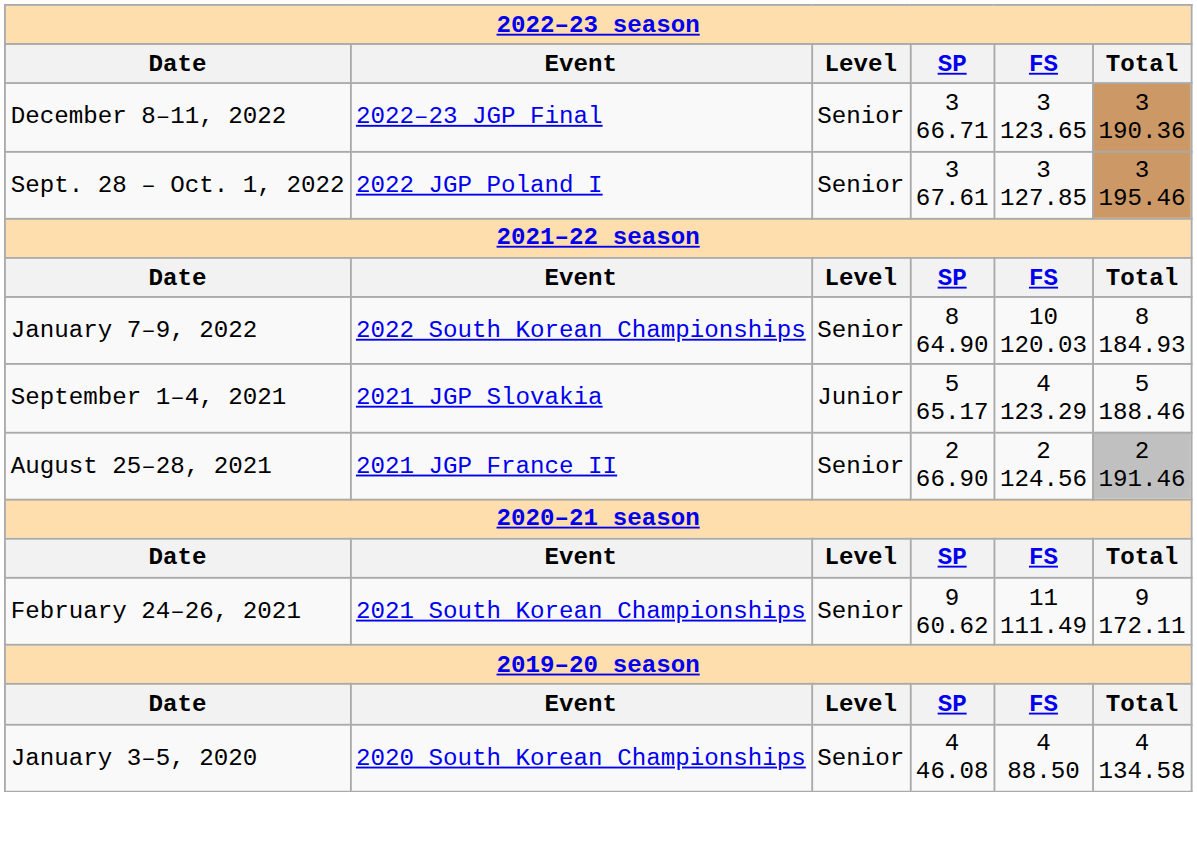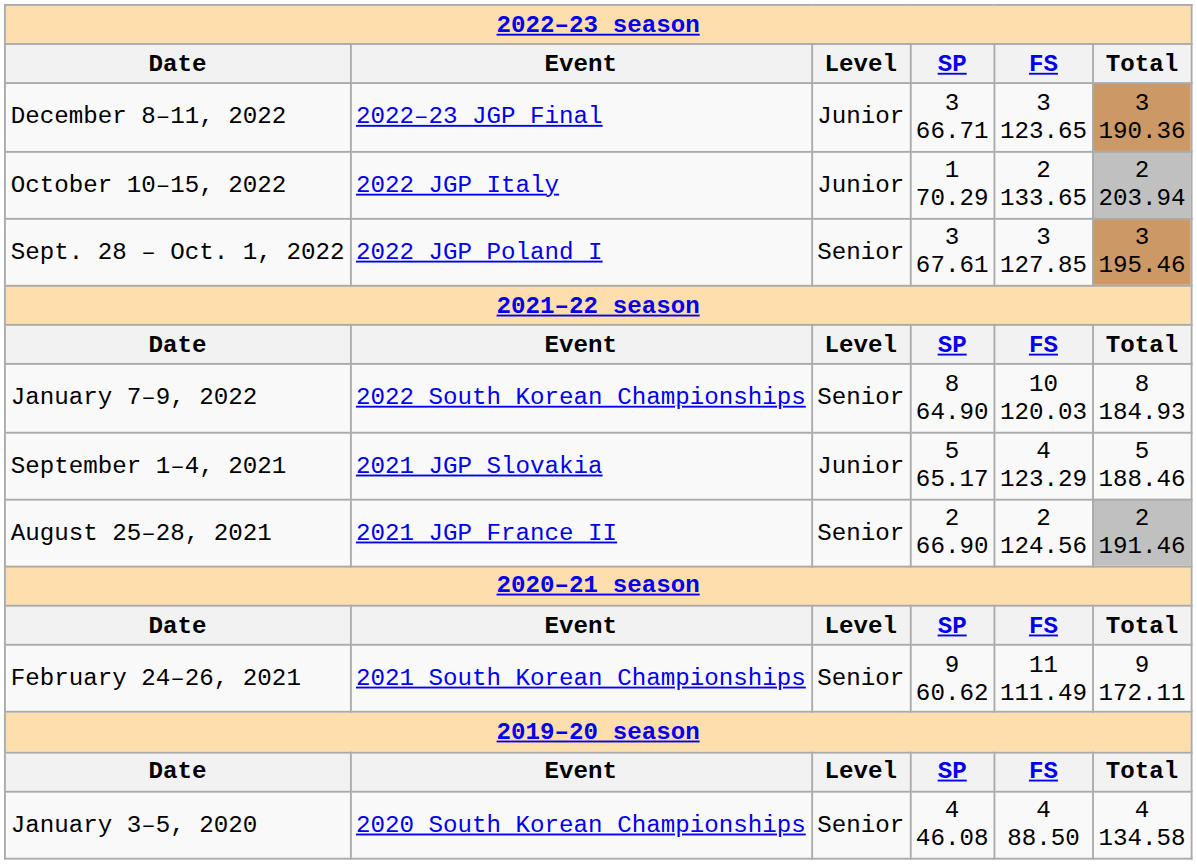(861, 117) Senior -> (861, 117) Junior
+ row: (149, 185)
